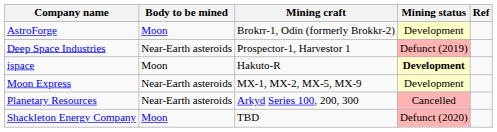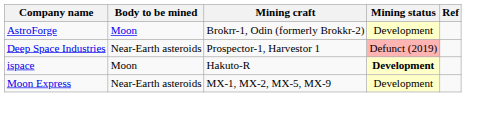- row: (52, 100)
- row: (71, 118)
